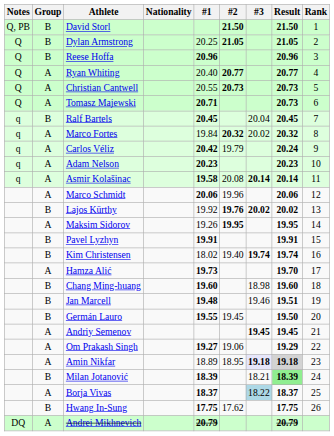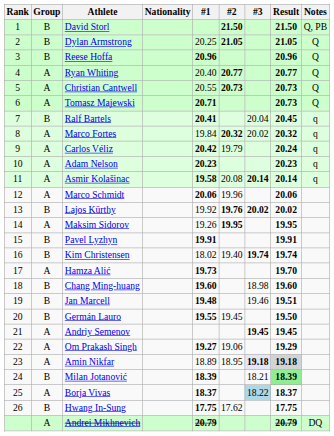columns swapped: (316, 12) <-> (18, 12)
(207, 118) 20.45 -> (206, 118) 20.41
